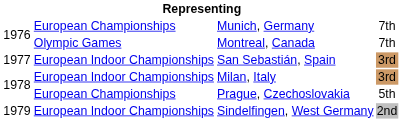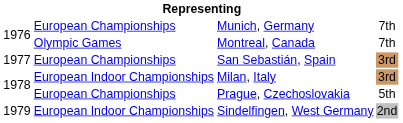(124, 60) European Indoor Championships -> (105, 60) European Championships
